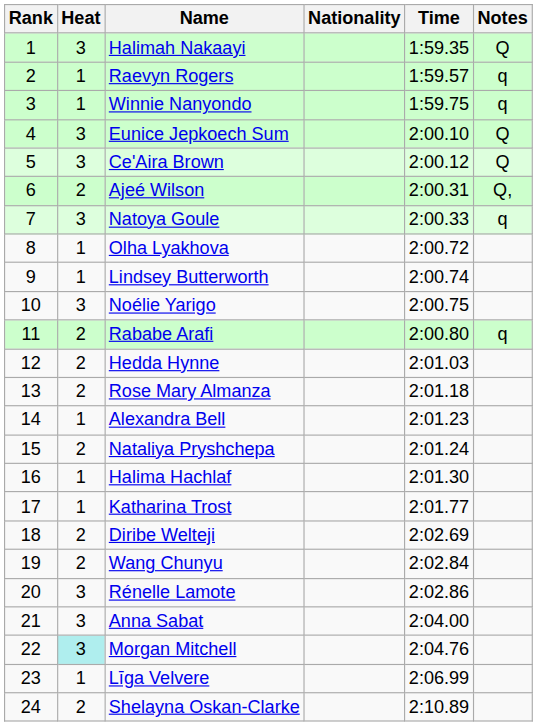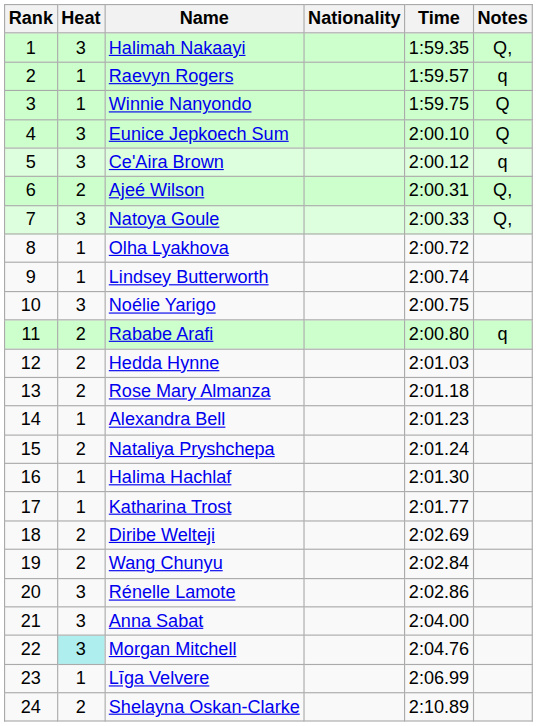(503, 47) Q -> (503, 47) Q,
(503, 104) q -> (503, 104) Q
(503, 162) Q -> (503, 162) q
(503, 219) q -> (503, 219) Q,
